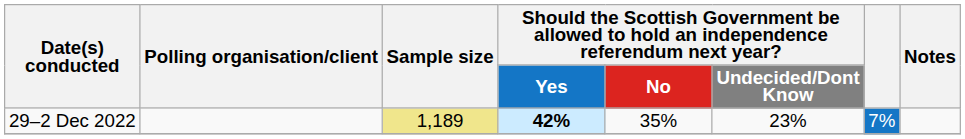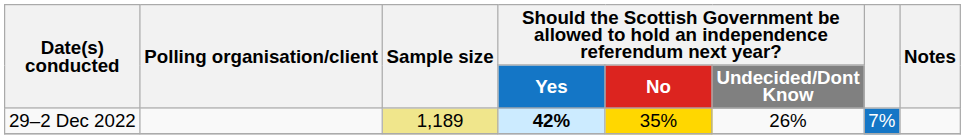(659, 121) no background -> (659, 121) gold background
(788, 121) 23% -> (788, 121) 26%
